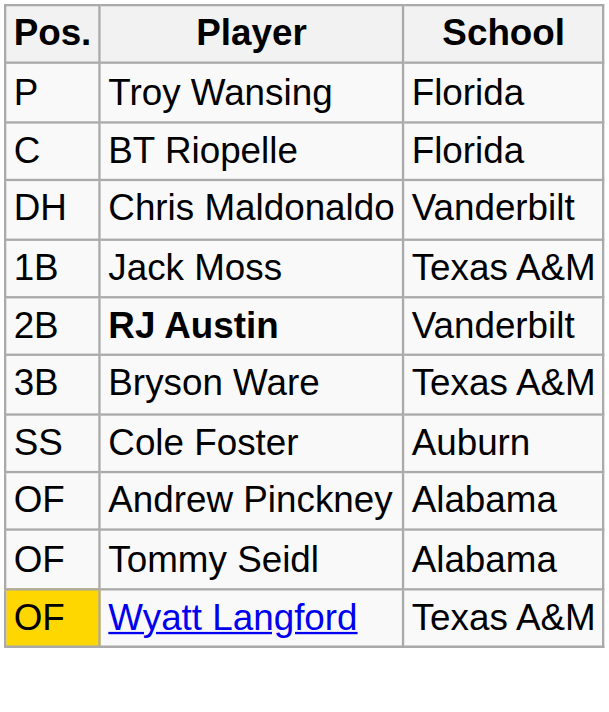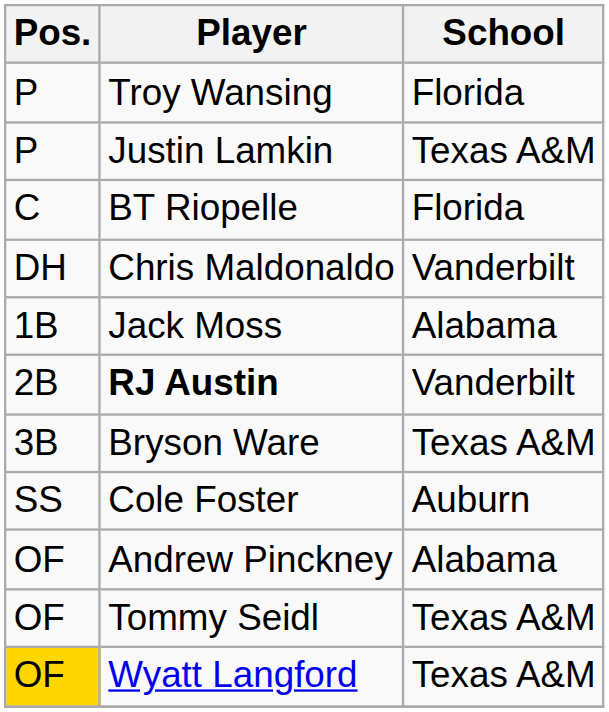+ row: (221, 150)
(504, 267) Texas A&M -> (484, 325) Alabama
(484, 558) Alabama -> (504, 617) Texas A&M
